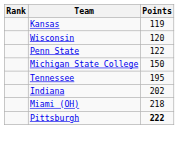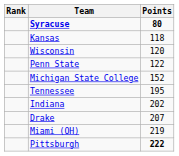+ row: (50, 24)
(157, 24) 119 -> (157, 38) 118
(157, 64) 150 -> (157, 78) 152
+ row: (42, 118)
(157, 104) 218 -> (157, 131) 219
